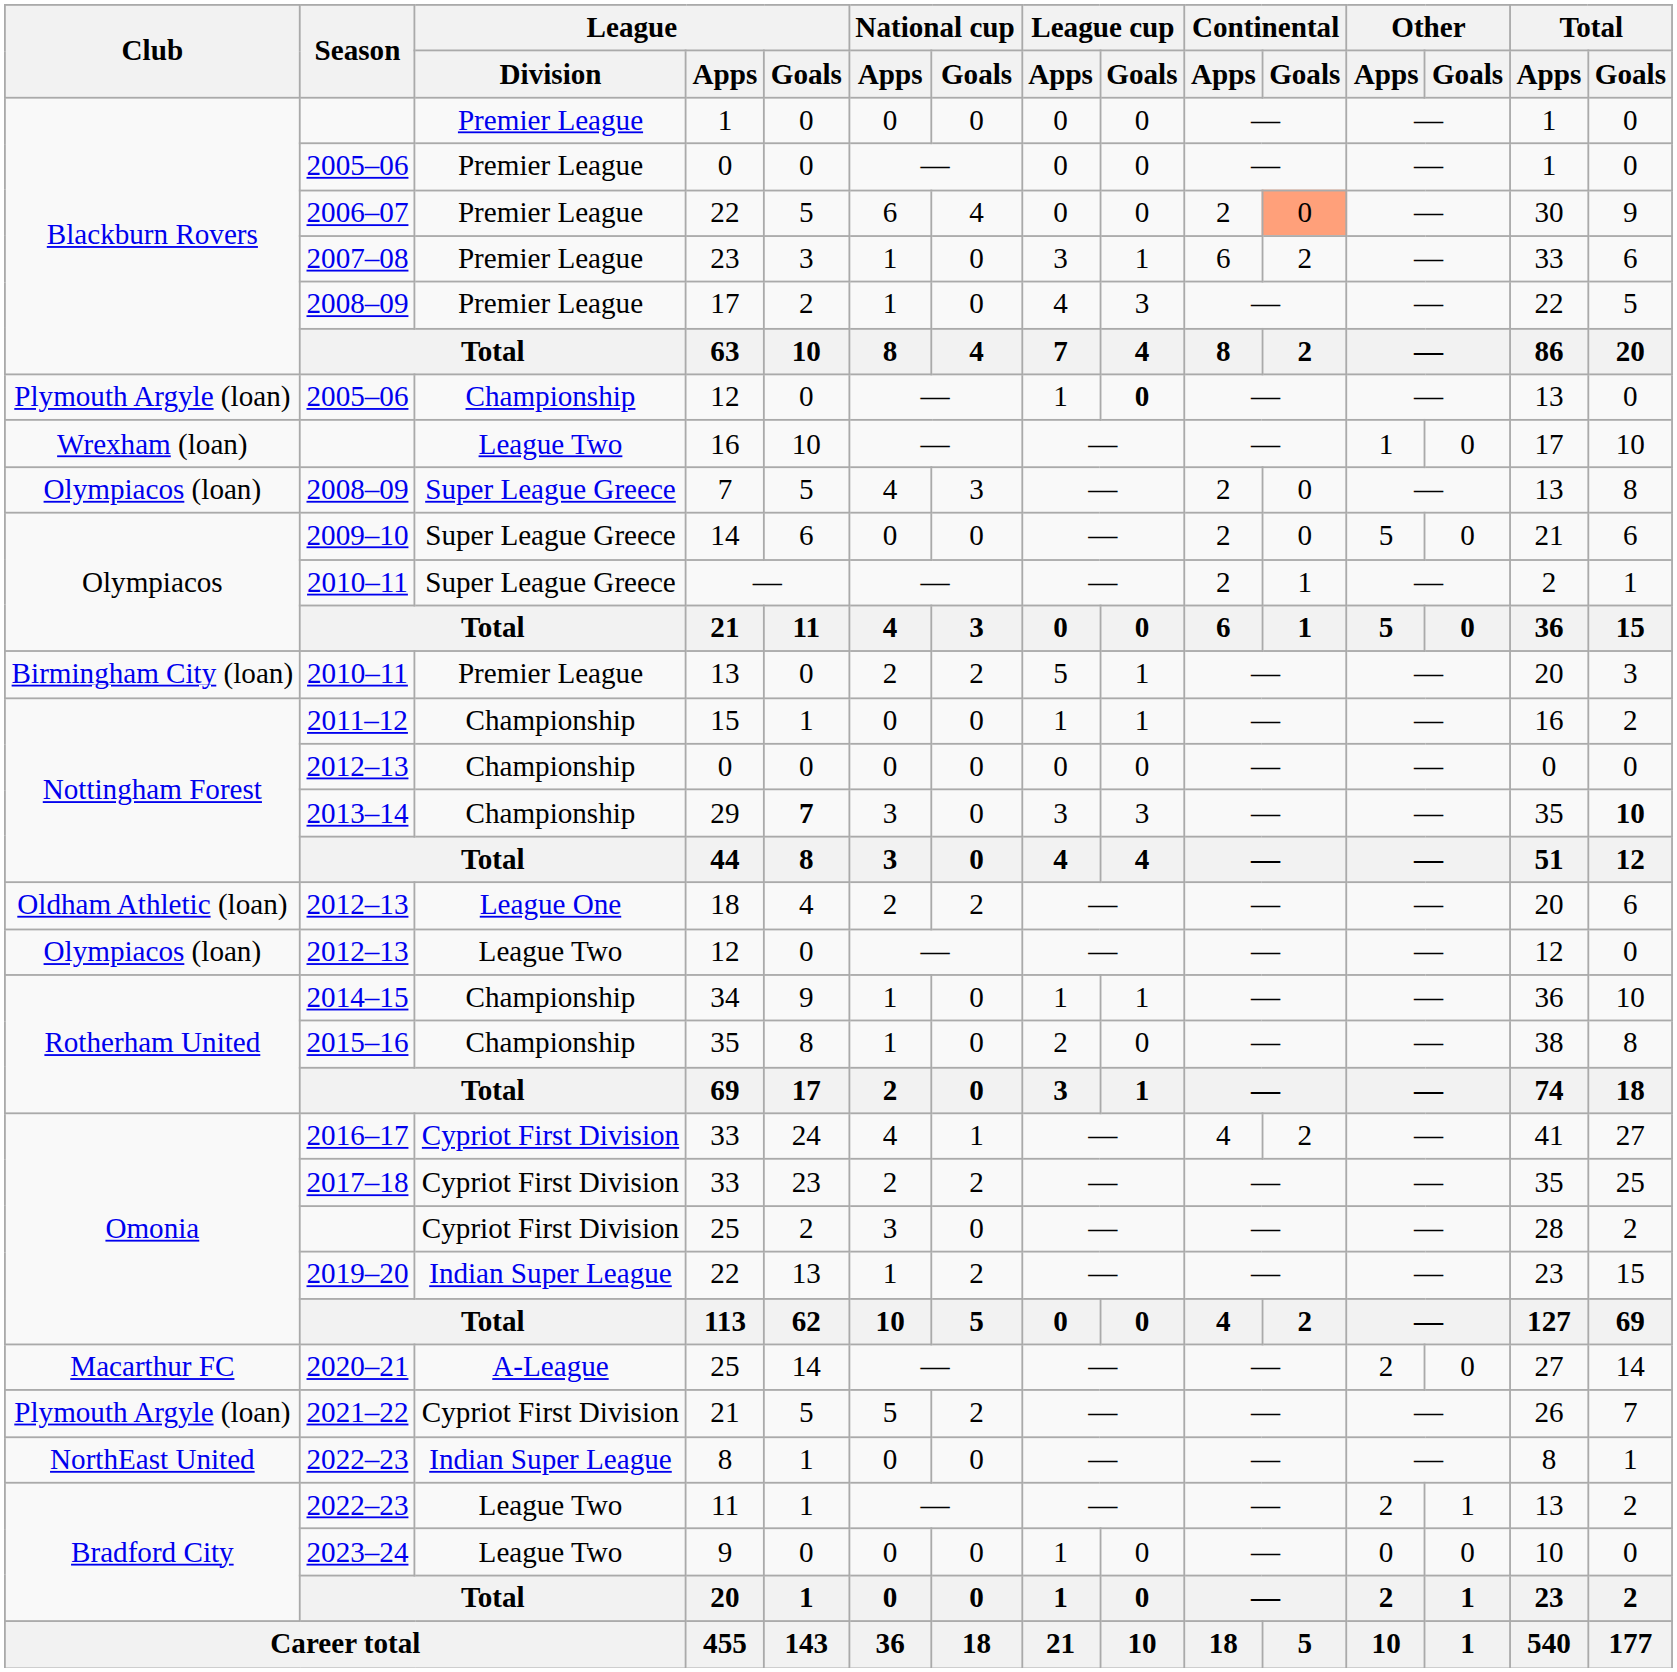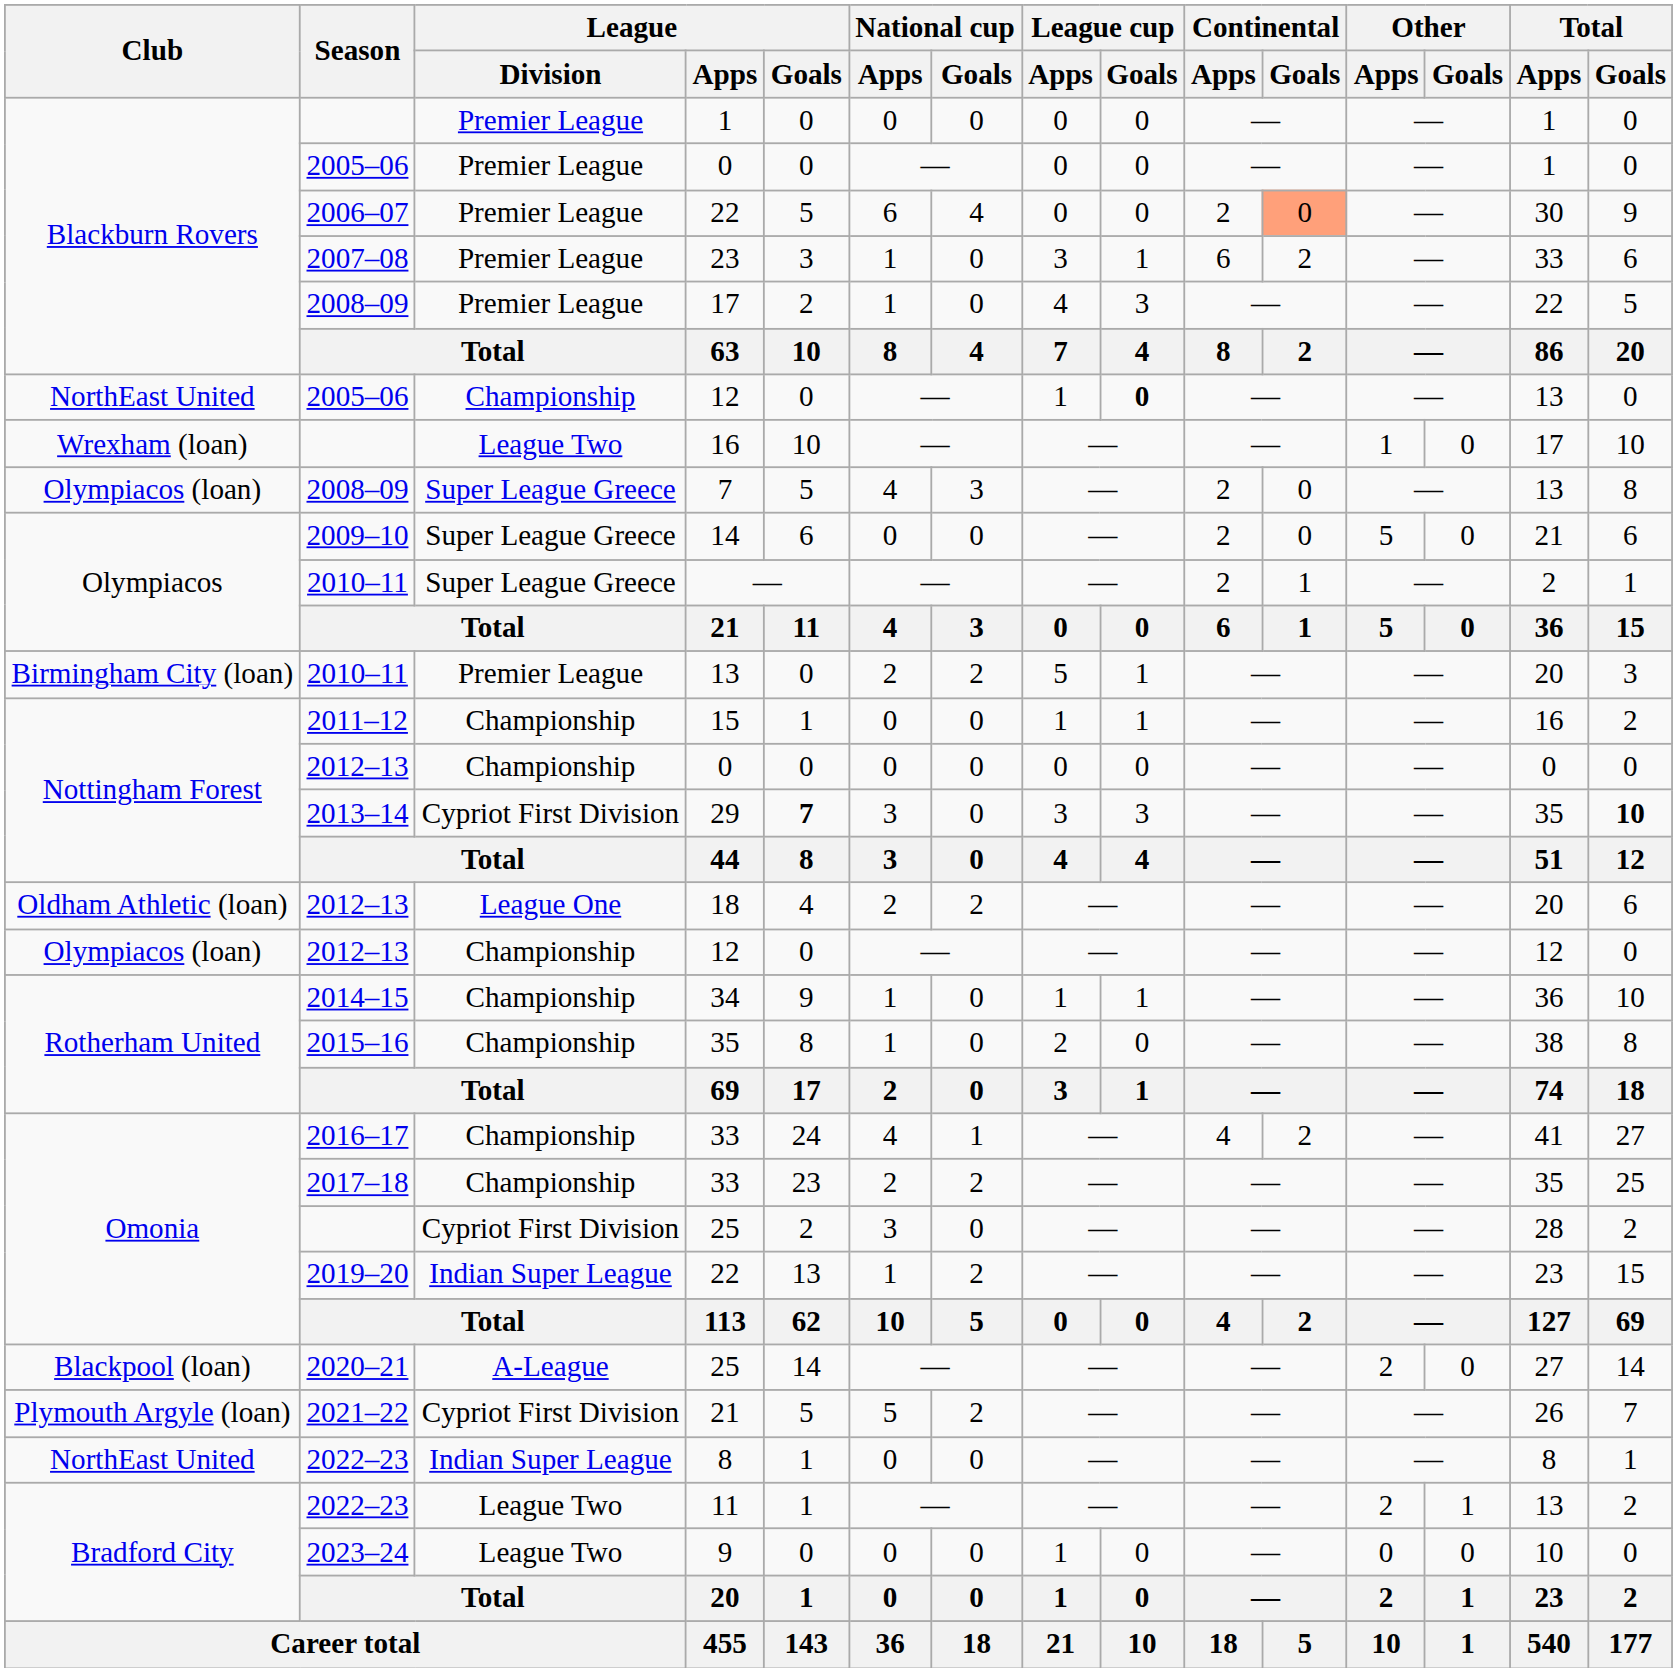(152, 397) Plymouth Argyle (loan) -> (152, 397) NorthEast United
(550, 812) Championship -> (550, 812) Cypriot First Division
(550, 951) League Two -> (550, 951) Championship
(550, 1135) Cypriot First Division -> (550, 1135) Championship
(550, 1182) Cypriot First Division -> (550, 1182) Championship
(152, 1366) Macarthur FC -> (152, 1366) Blackpool (loan)
